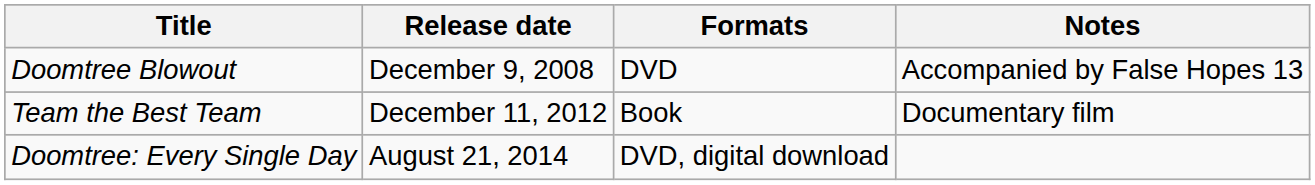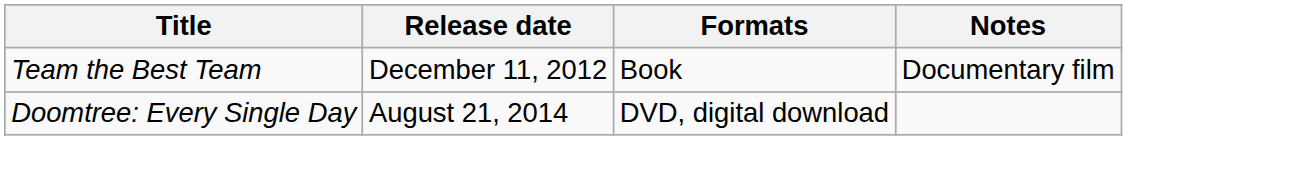- row: (124, 69)
